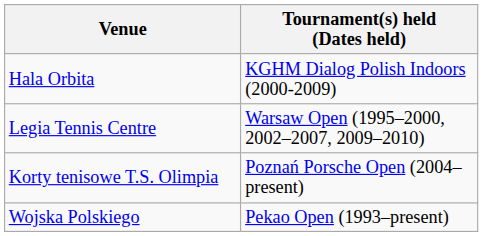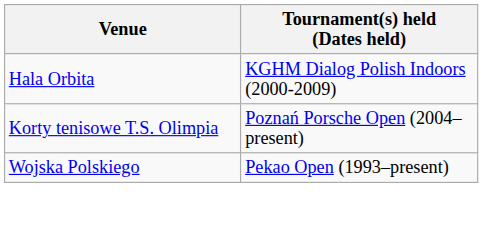- row: (82, 128)
